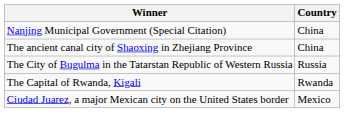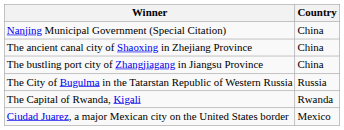+ row: (135, 64)
